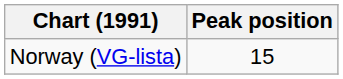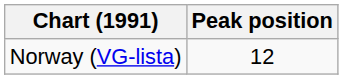(262, 56) 15 -> (262, 56) 12
